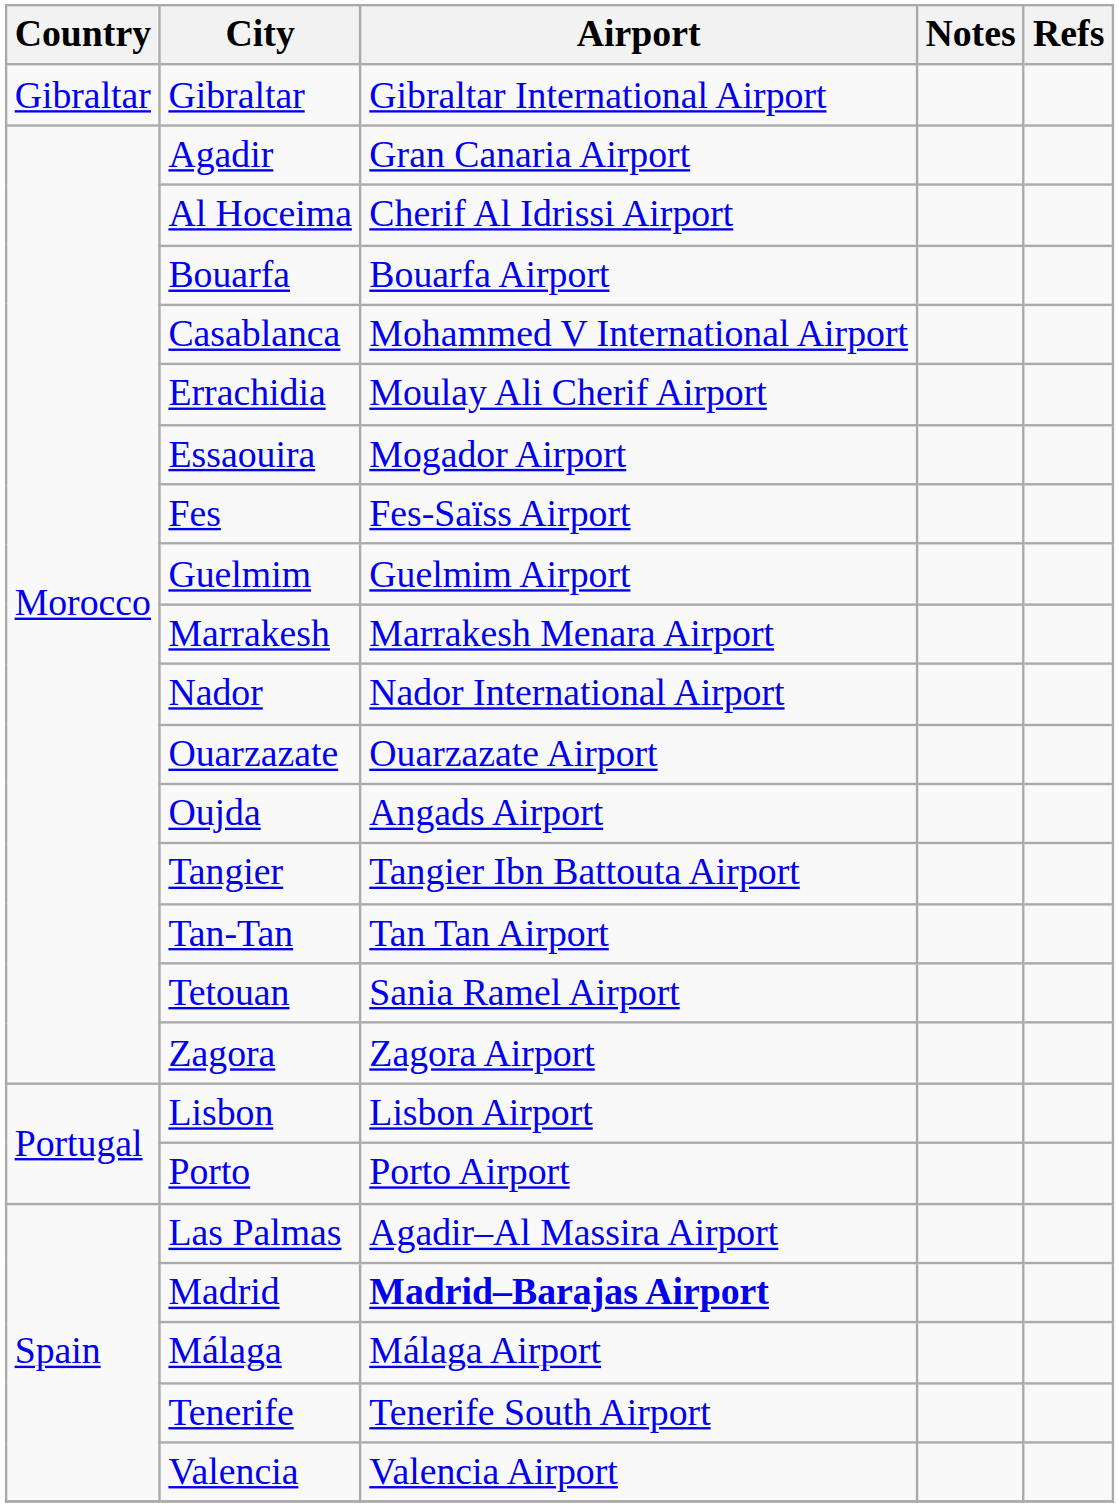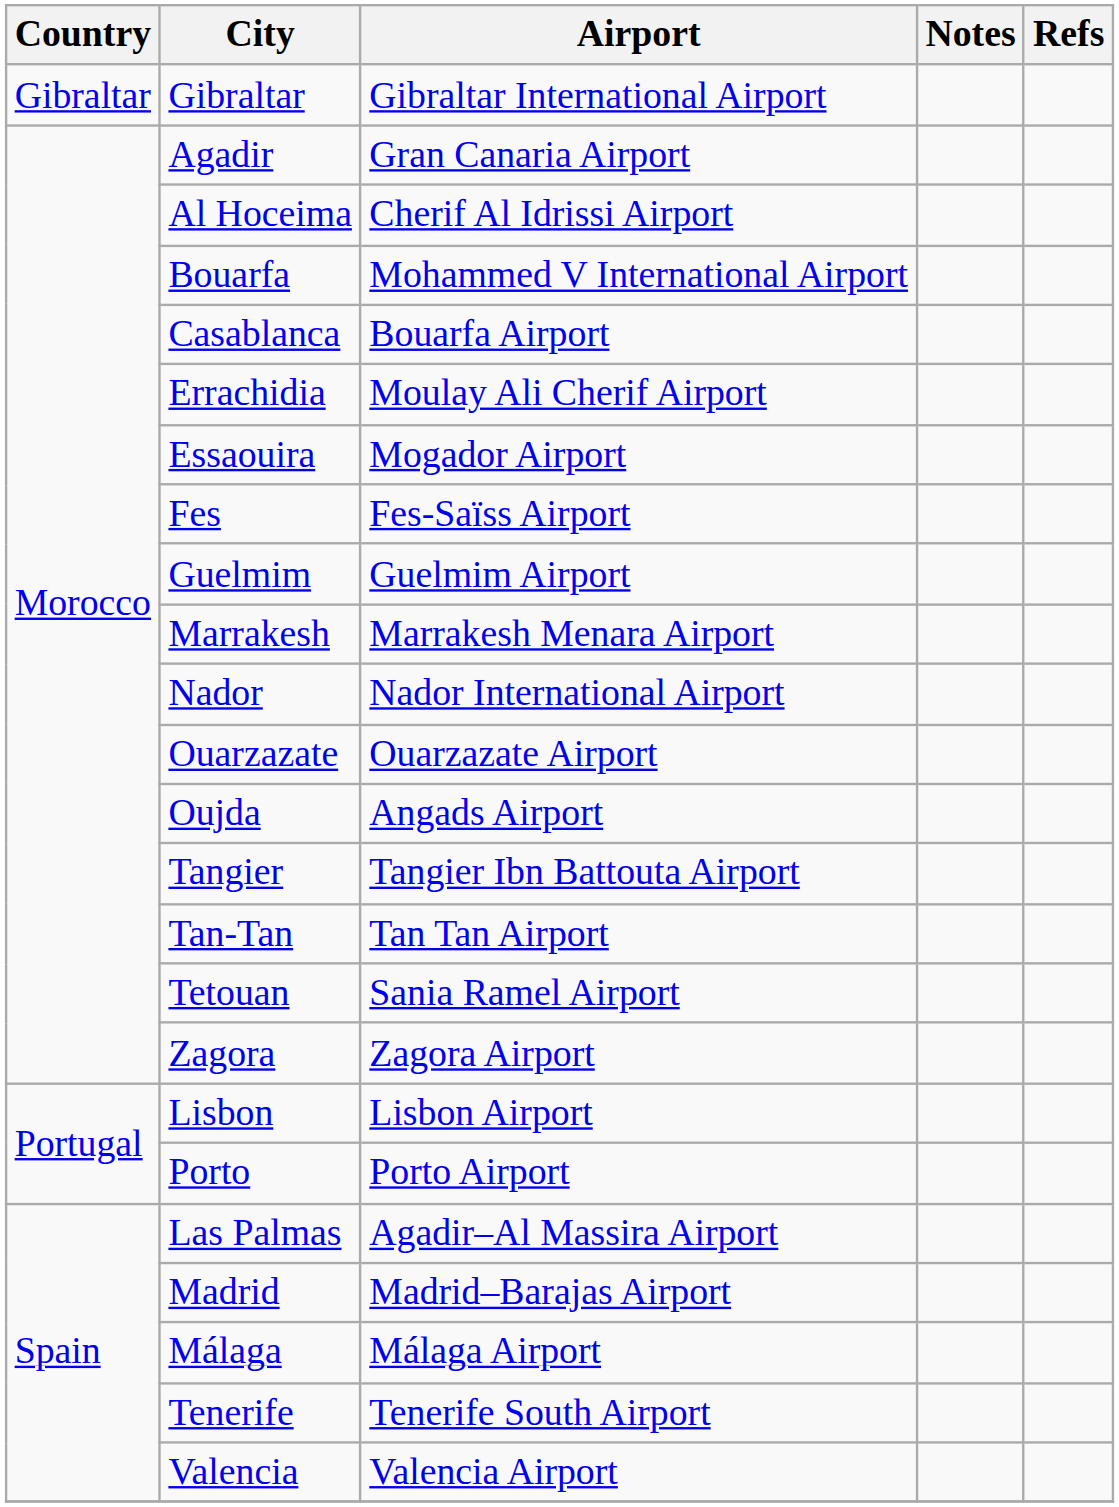(489, 273) Bouarfa Airport -> (639, 273) Mohammed V International Airport
(639, 333) Mohammed V International Airport -> (489, 333) Bouarfa Airport
(569, 1292) bold -> (550, 1292) normal
